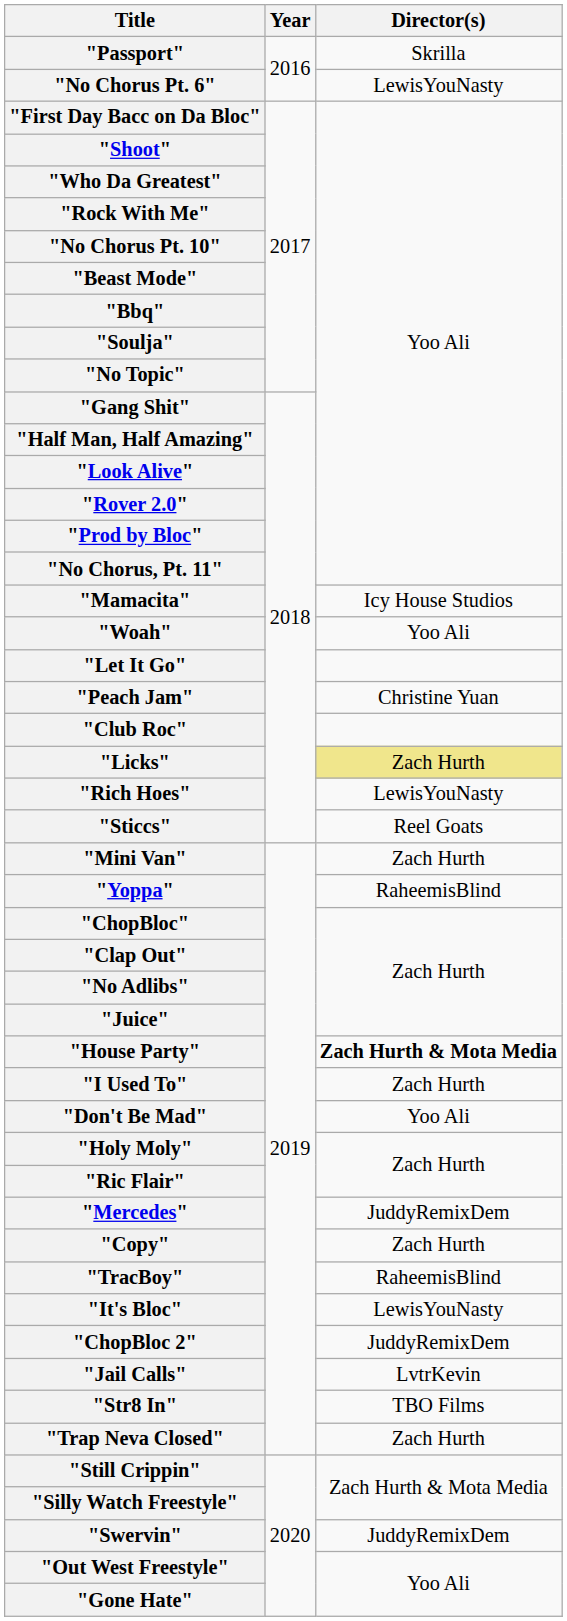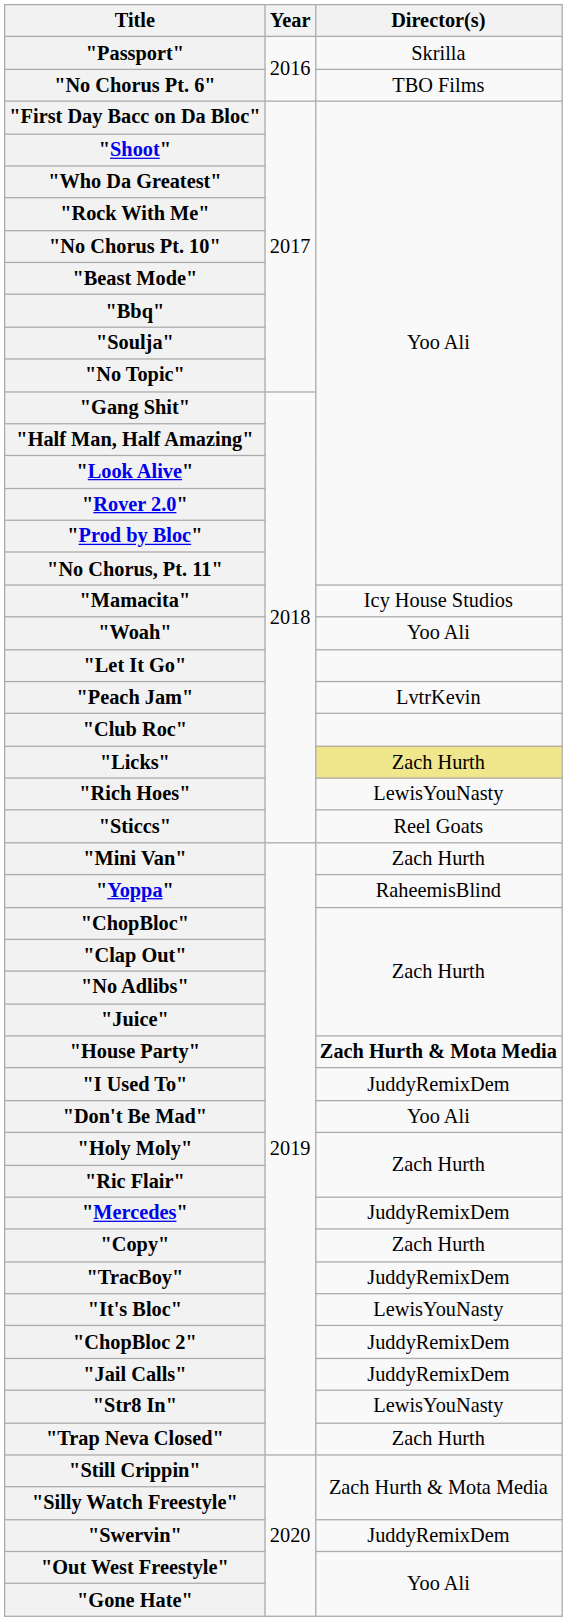(438, 85) LewisYouNasty -> (438, 85) TBO Films
(438, 697) Christine Yuan -> (438, 697) LvtrKevin
(438, 1084) Zach Hurth -> (438, 1084) JuddyRemixDem
(438, 1277) RaheemisBlind -> (438, 1277) JuddyRemixDem
(438, 1374) LvtrKevin -> (438, 1374) JuddyRemixDem
(438, 1406) TBO Films -> (438, 1406) LewisYouNasty
